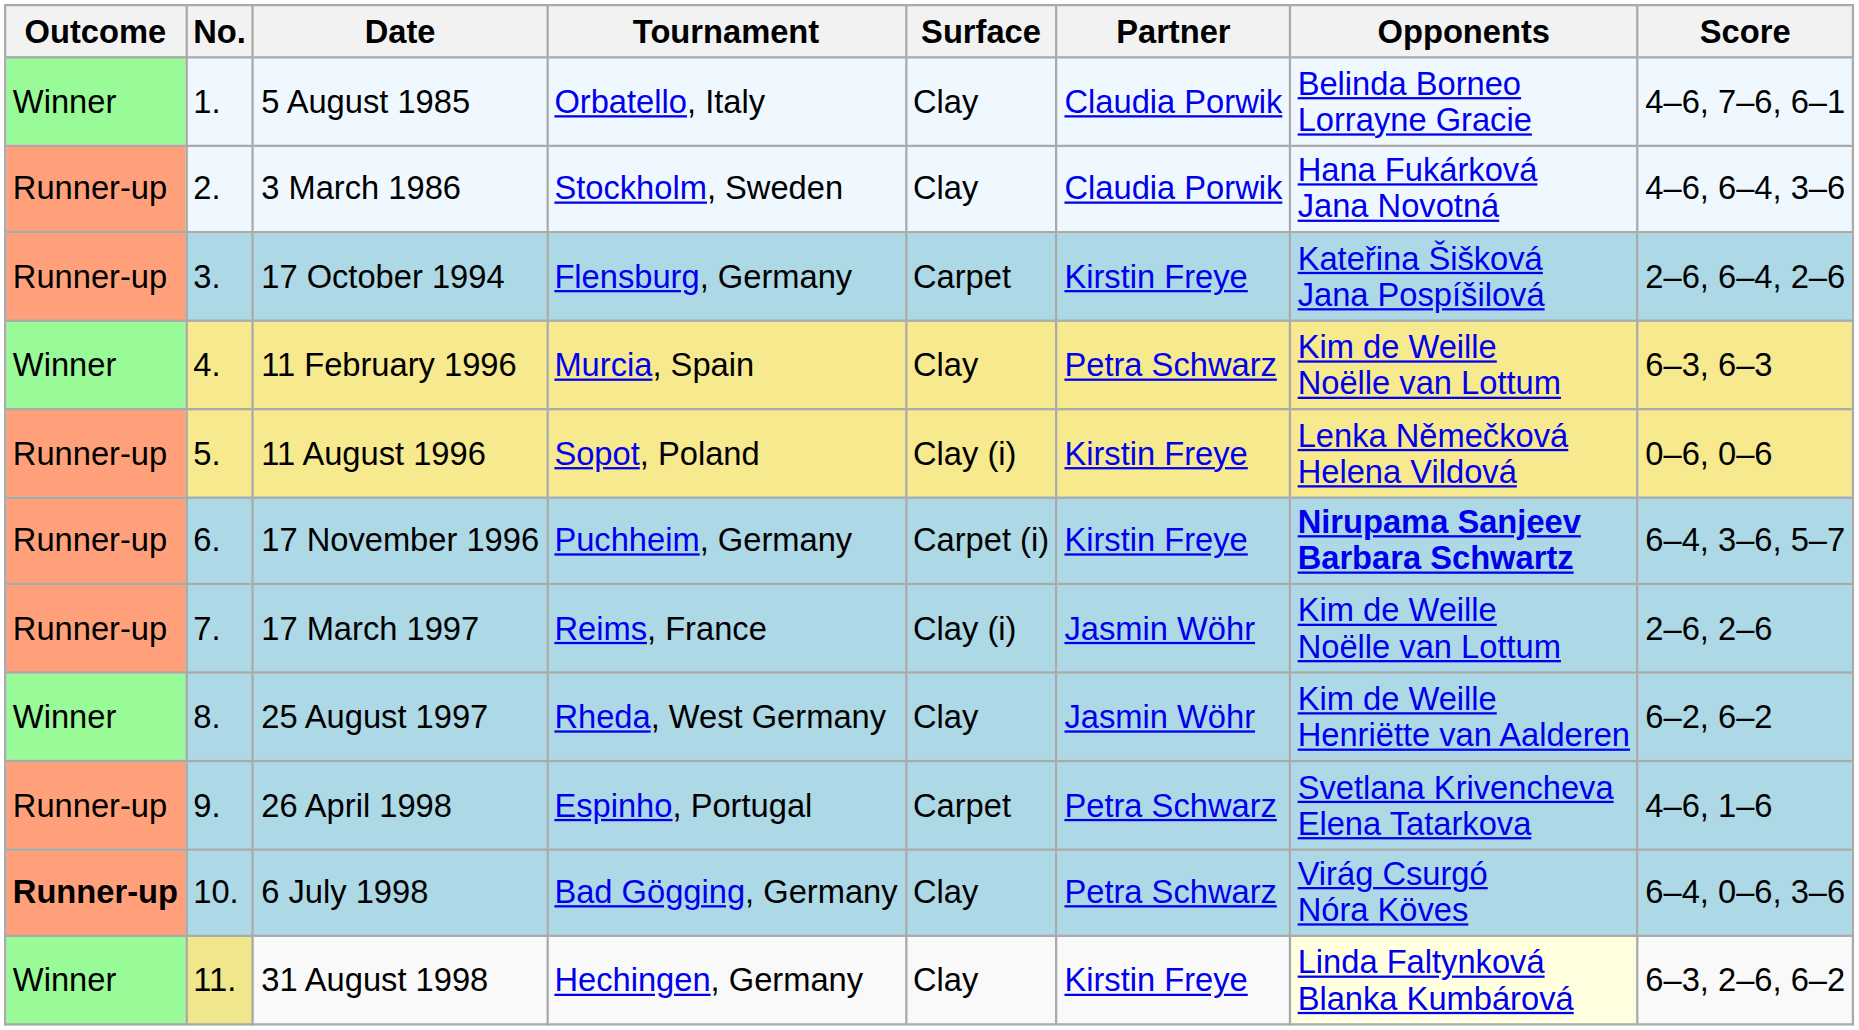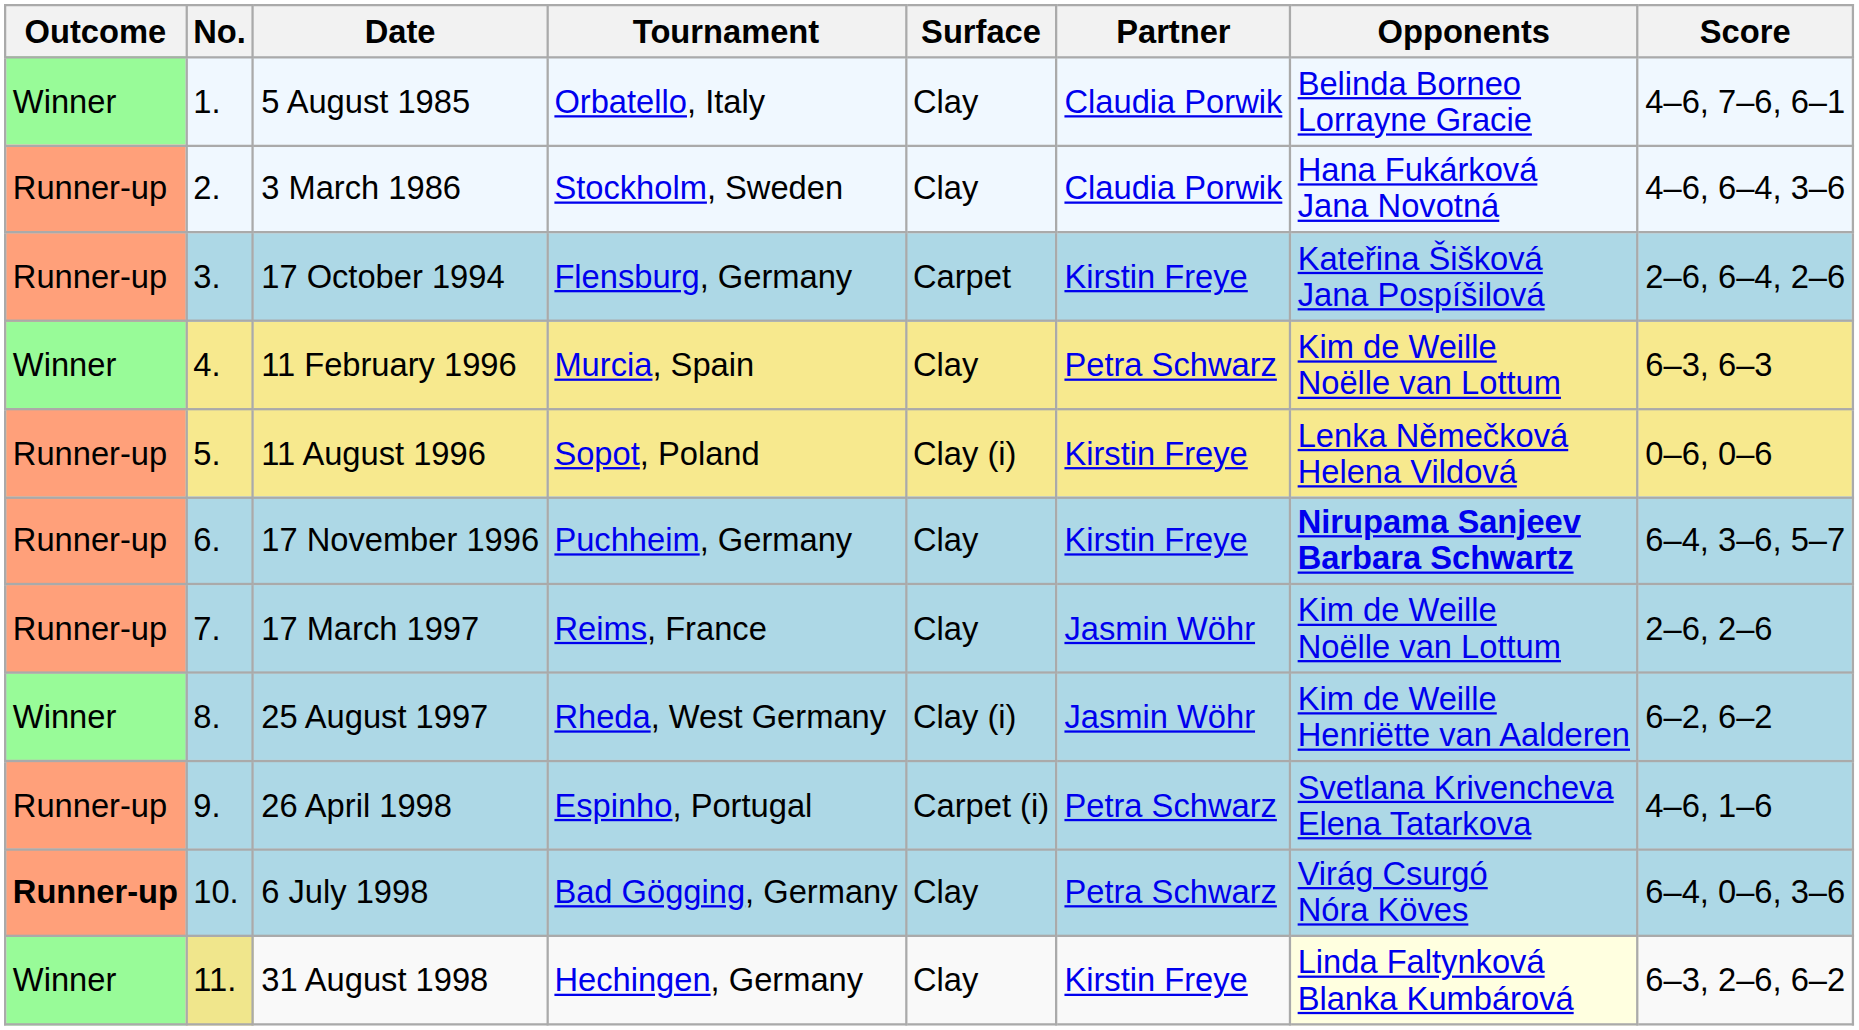(981, 541) Carpet (i) -> (946, 541) Clay
(965, 629) Clay (i) -> (946, 629) Clay
(946, 717) Clay -> (965, 717) Clay (i)
(962, 805) Carpet -> (981, 805) Carpet (i)
